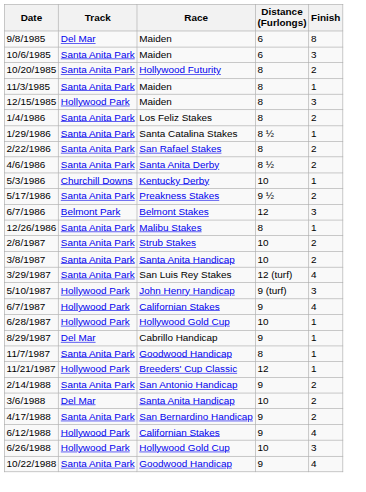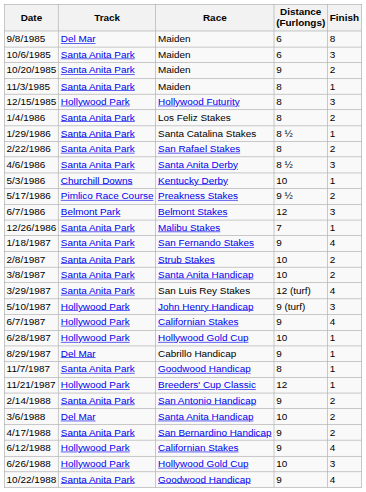(180, 70) Hollywood Futurity -> (174, 70) Maiden
(260, 70) 8 -> (279, 70) 9
(156, 102) Maiden -> (199, 102) Hollywood Futurity
(314, 165) 2 -> (333, 165) 3
(98, 196) Santa Anita Park -> (107, 196) Pimlico Race Course
(260, 228) 8 -> (279, 228) 7
+ row: (29, 243)
